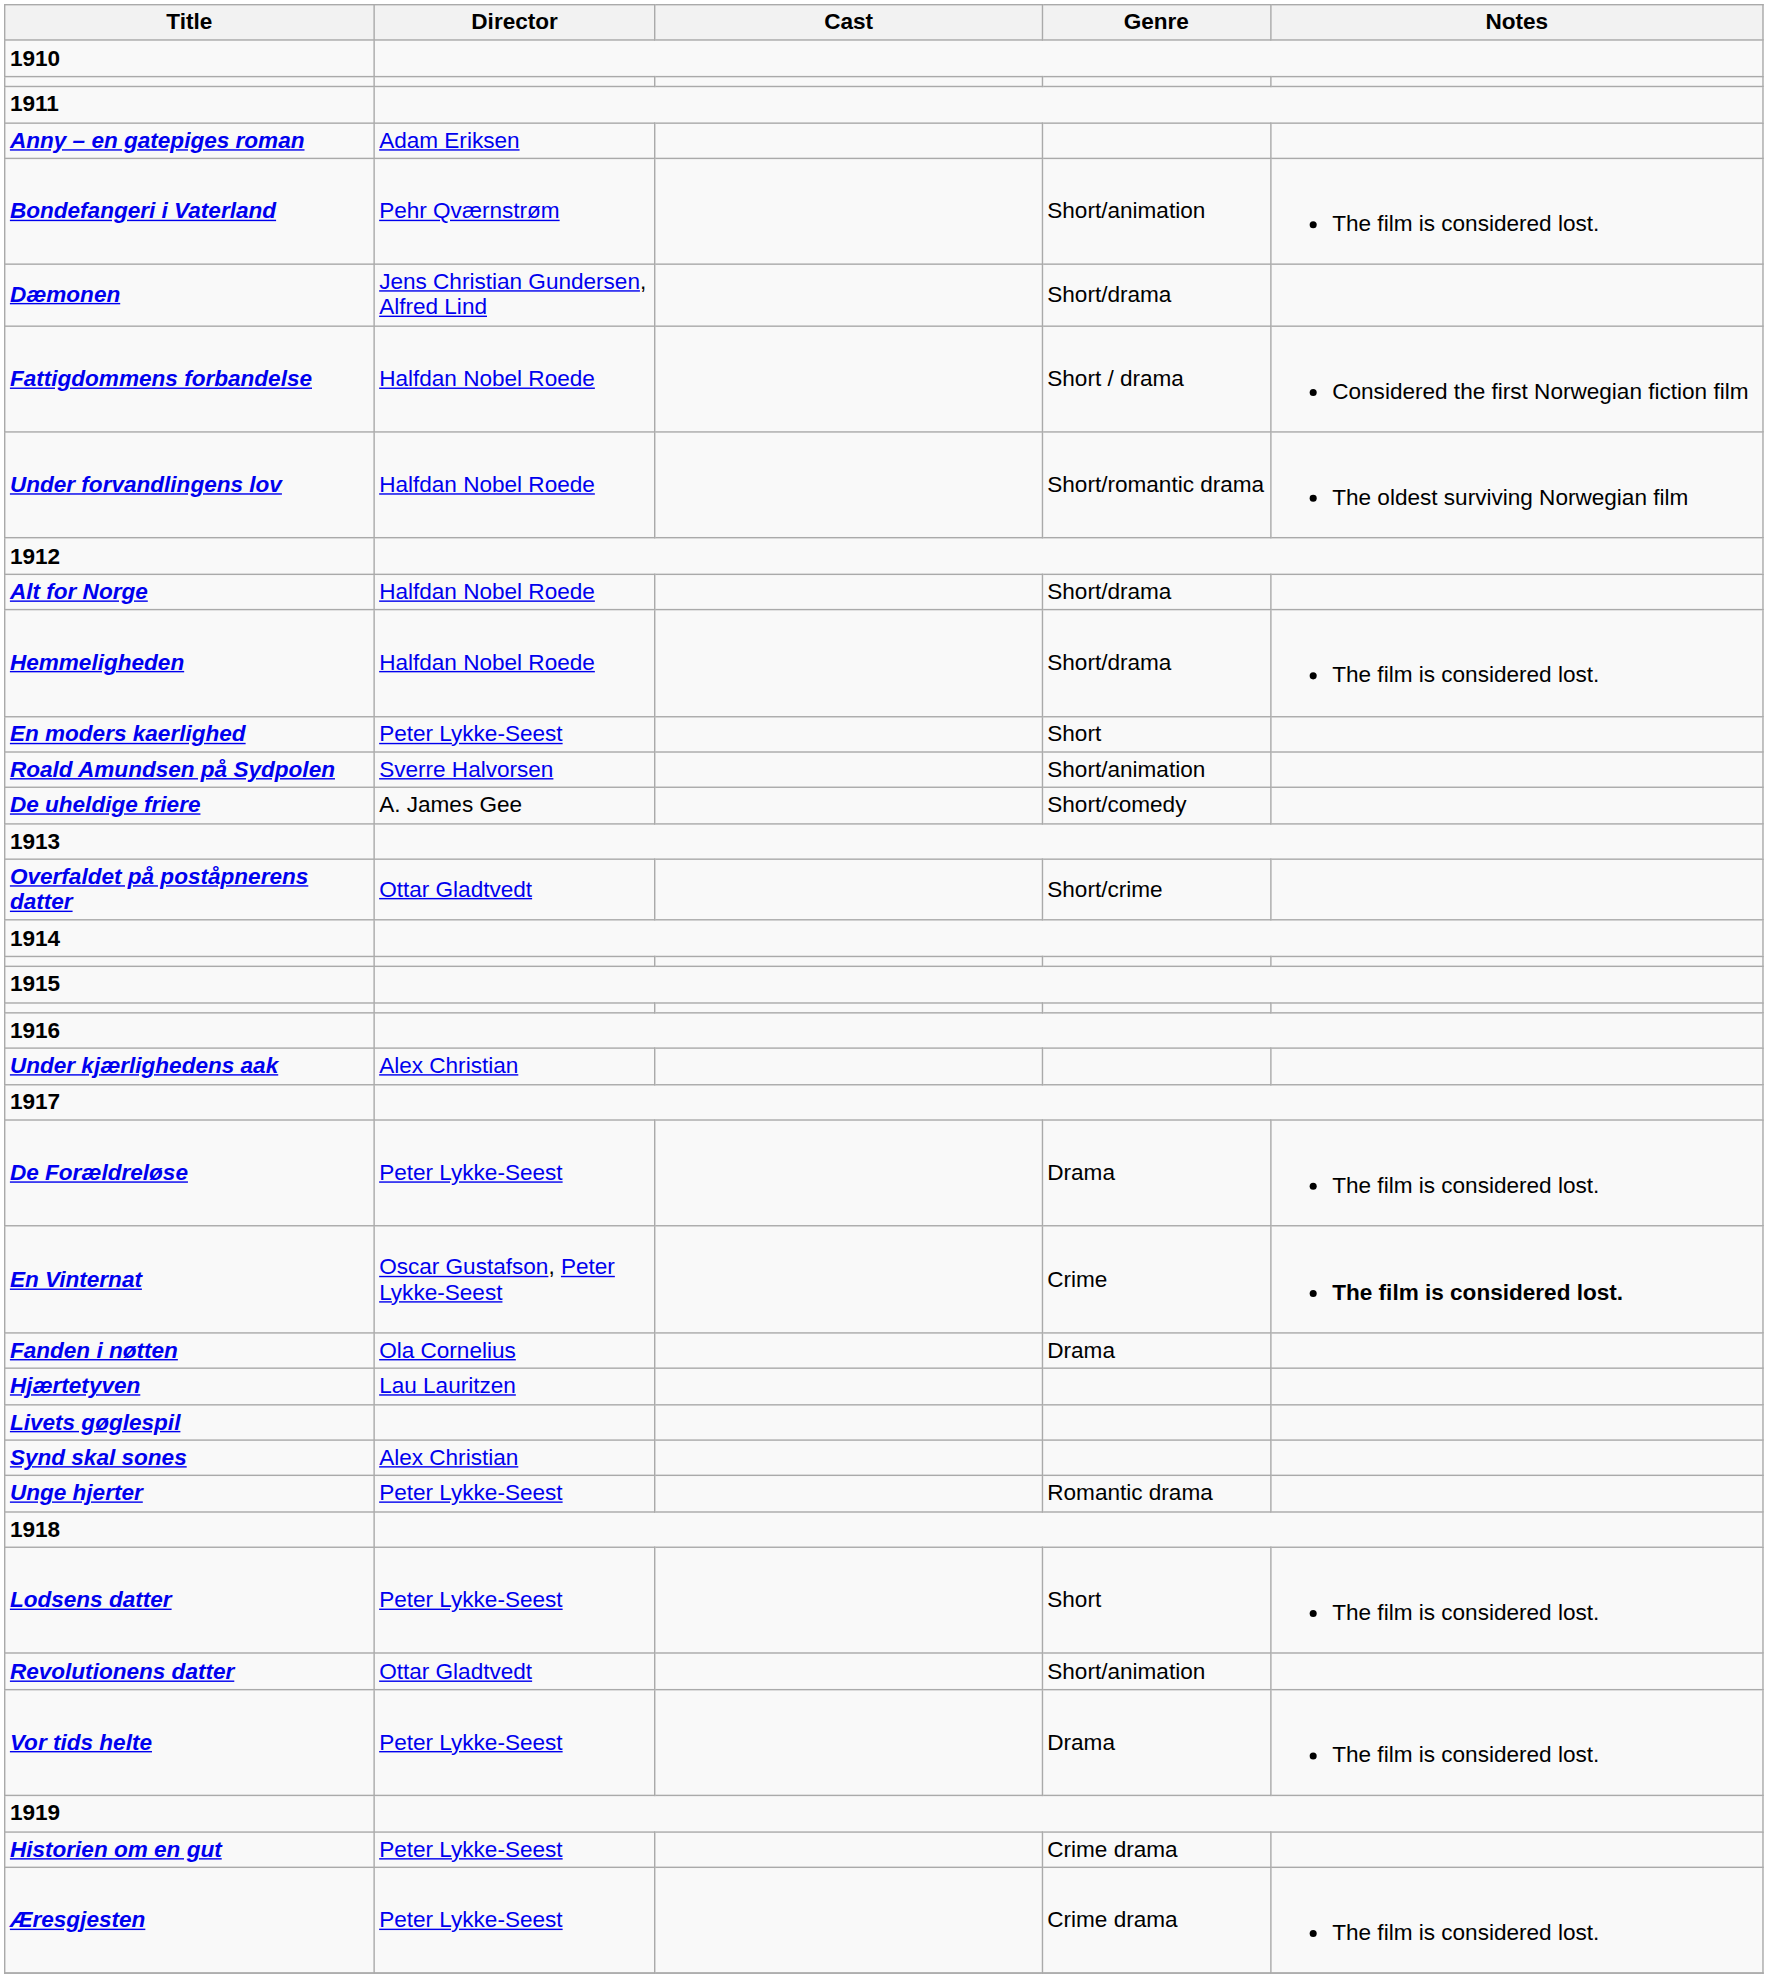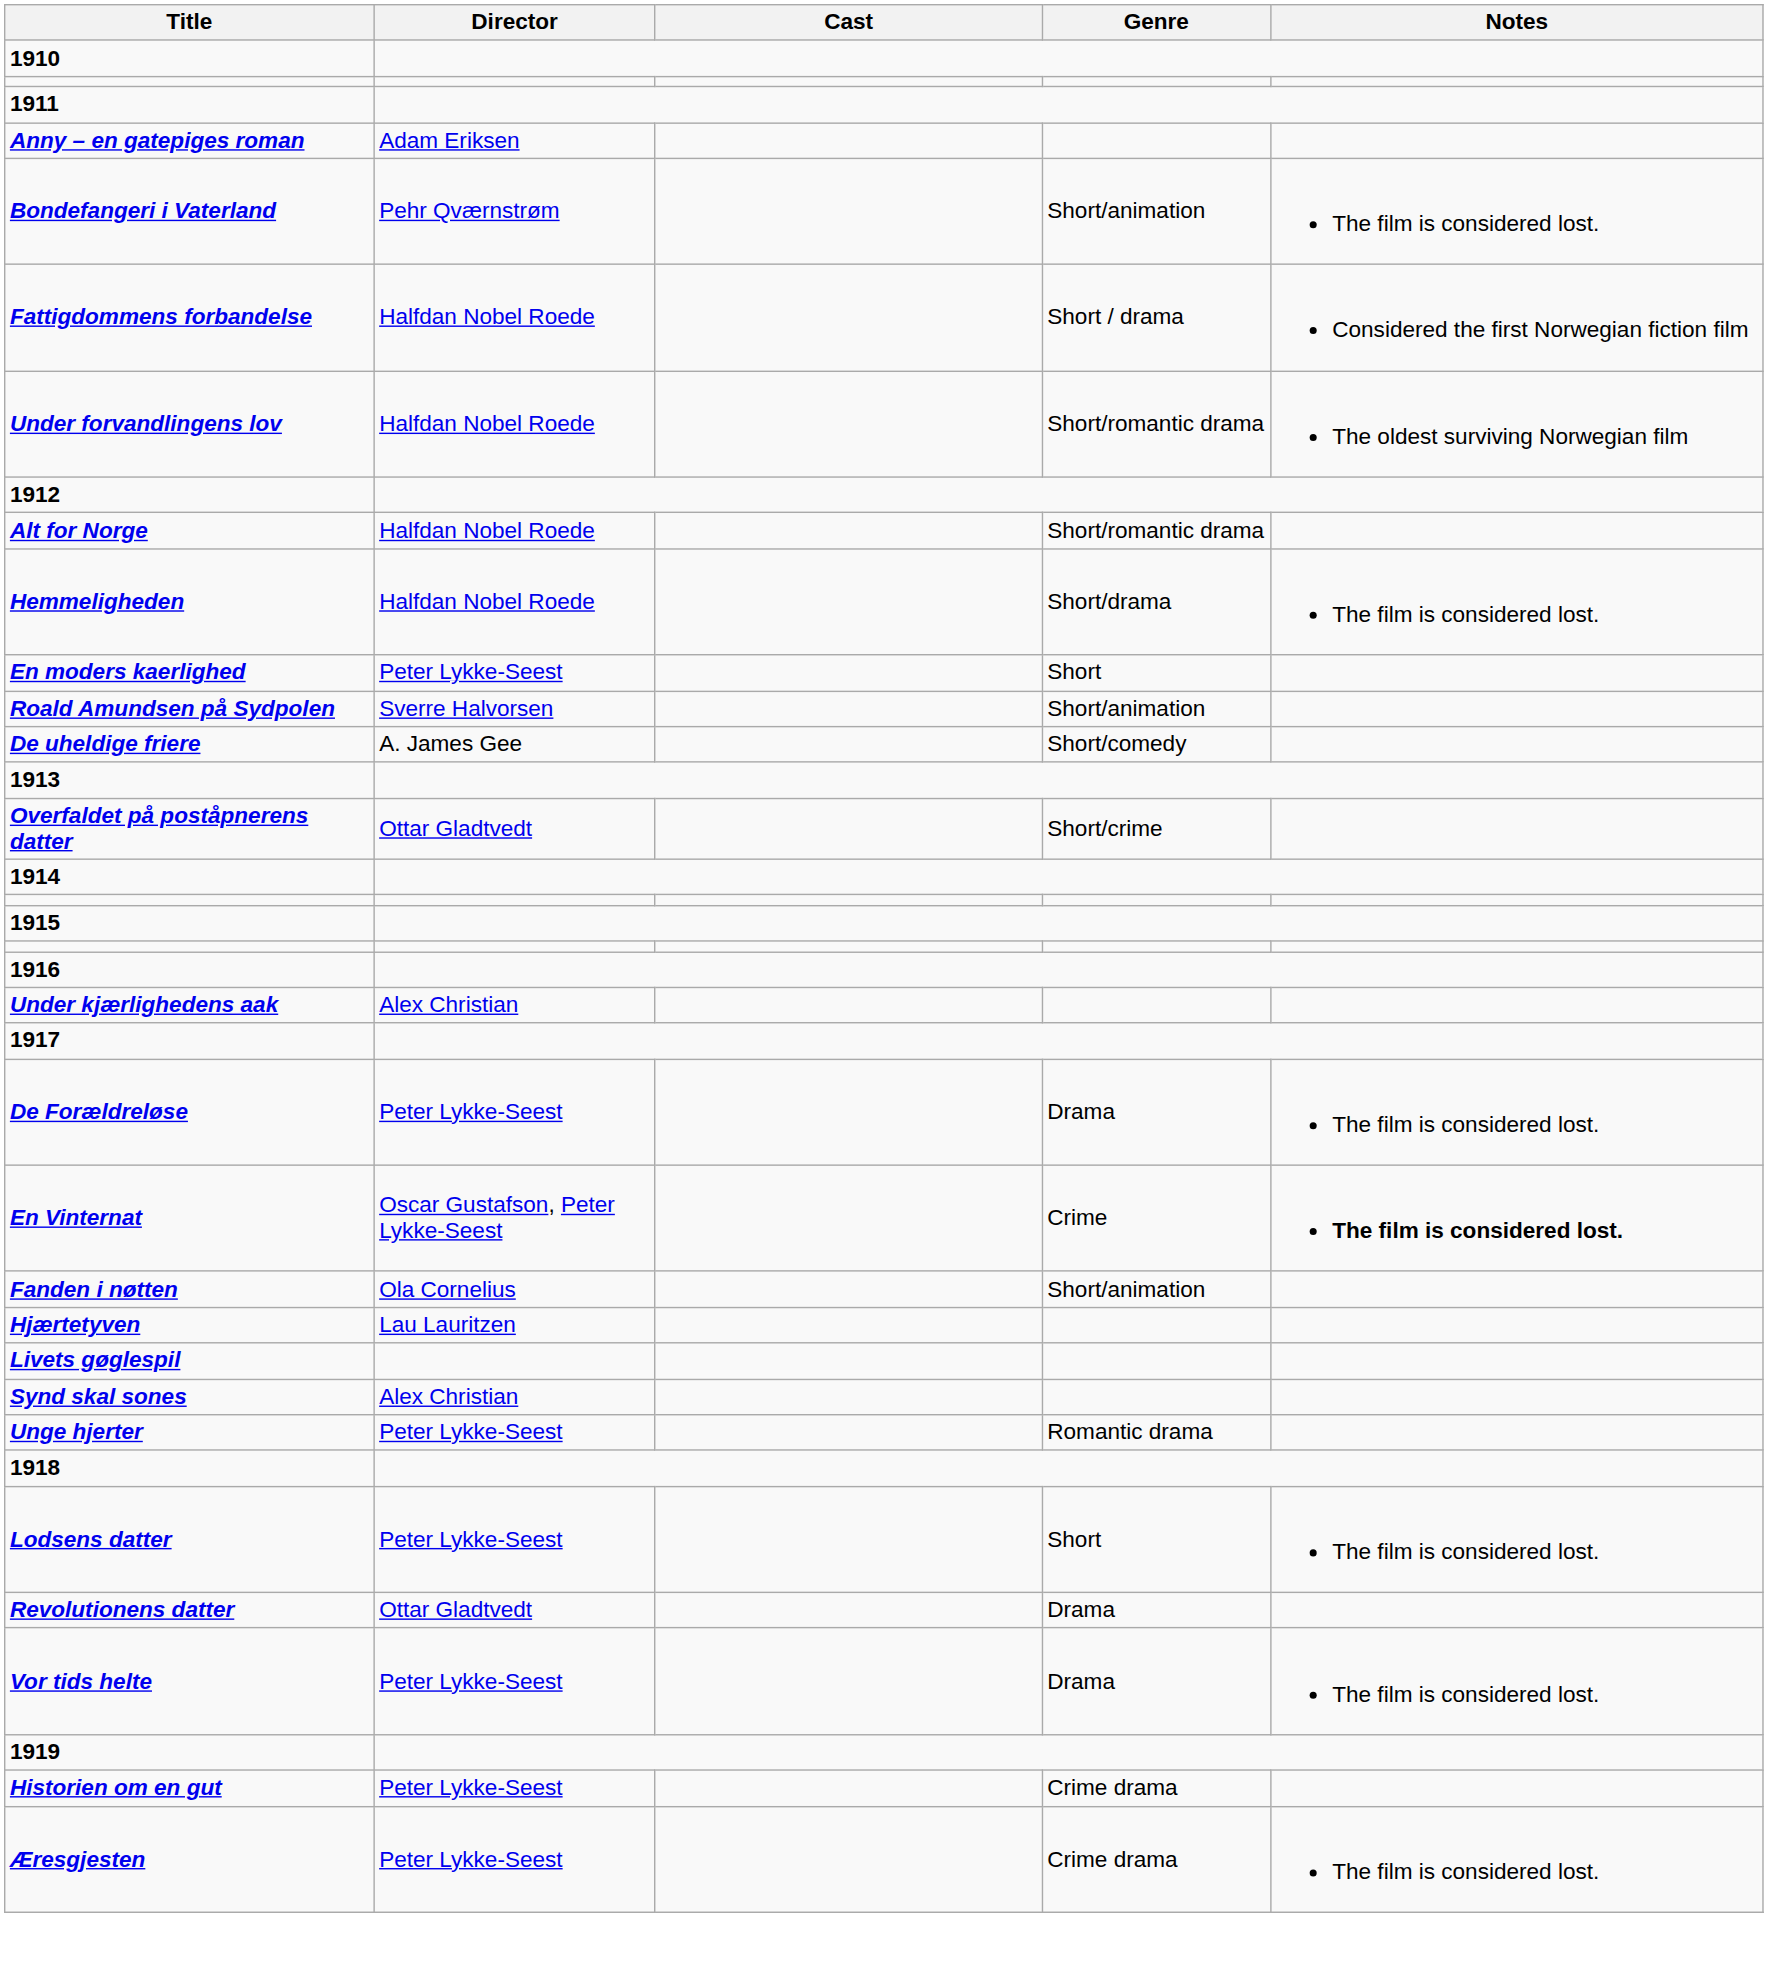- row: (65, 294)
(1109, 591) Short/drama -> (1156, 530) Short/romantic drama
(1081, 1350) Drama -> (1126, 1289) Short/animation
(1126, 1671) Short/animation -> (1081, 1610) Drama
